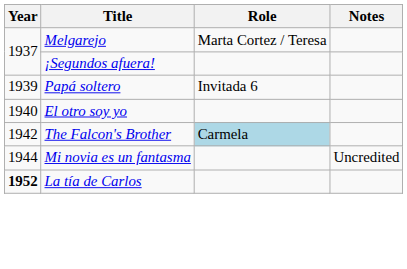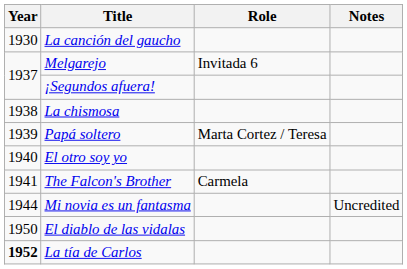+ row: (112, 39)
(262, 39) Marta Cortez / Teresa -> (228, 63) Invitada 6
+ row: (82, 110)
(228, 87) Invitada 6 -> (262, 134) Marta Cortez / Teresa
(23, 134) 1942 -> (23, 181) 1941
(223, 134) lightblue background -> (223, 181) no background
+ row: (115, 228)
